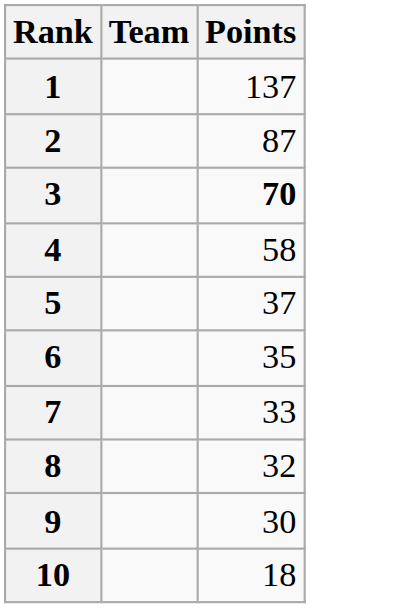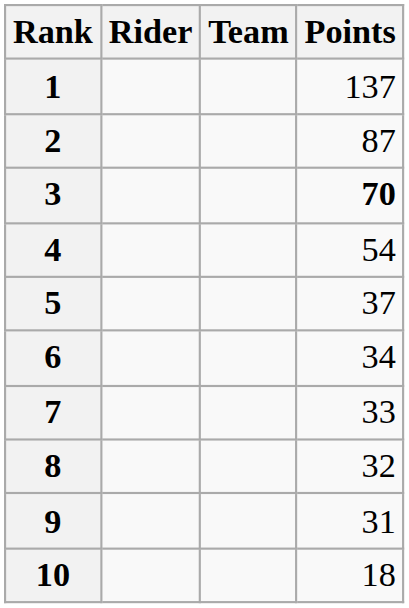+ column: (151, 31)
(279, 248) 58 -> (379, 248) 54
(279, 357) 35 -> (379, 357) 34
(279, 520) 30 -> (379, 520) 31
